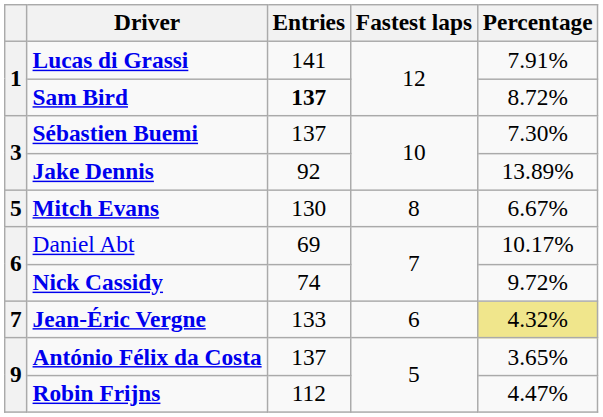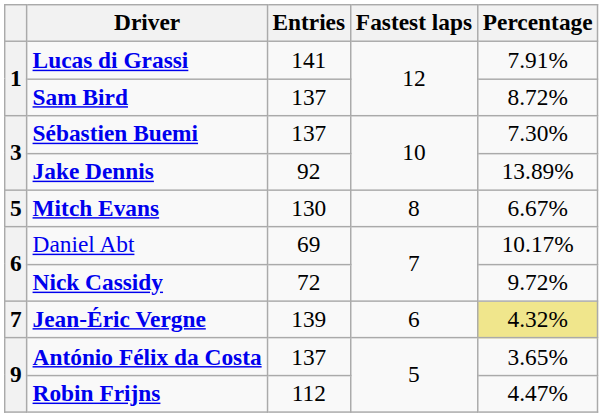(309, 97) bold -> (309, 97) normal
(309, 282) 74 -> (309, 282) 72
(309, 319) 133 -> (309, 319) 139
